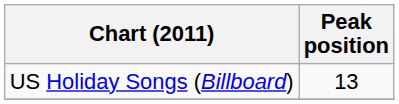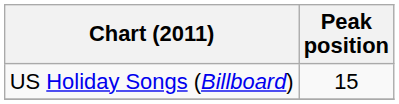(346, 81) 13 -> (346, 81) 15
